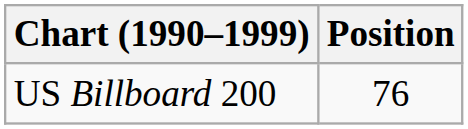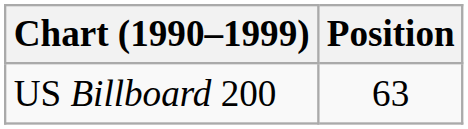(391, 92) 76 -> (391, 92) 63
